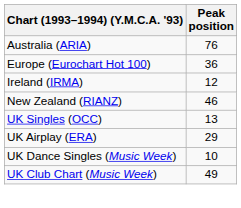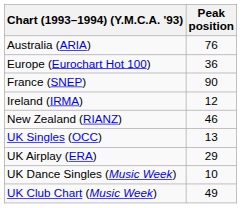+ row: (47, 82)
